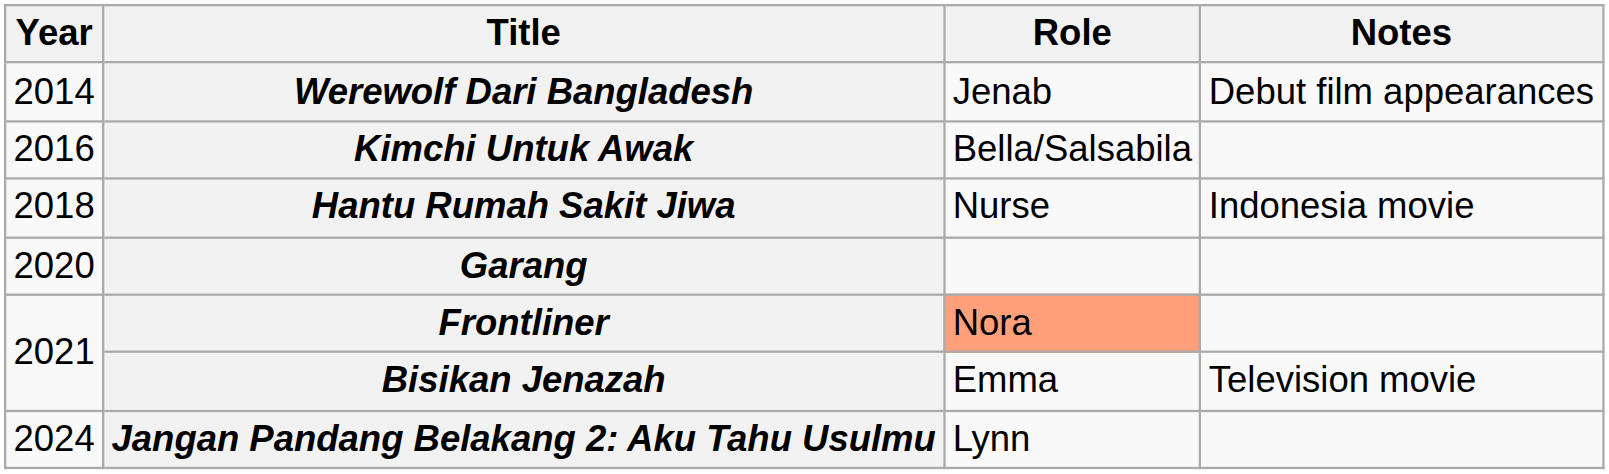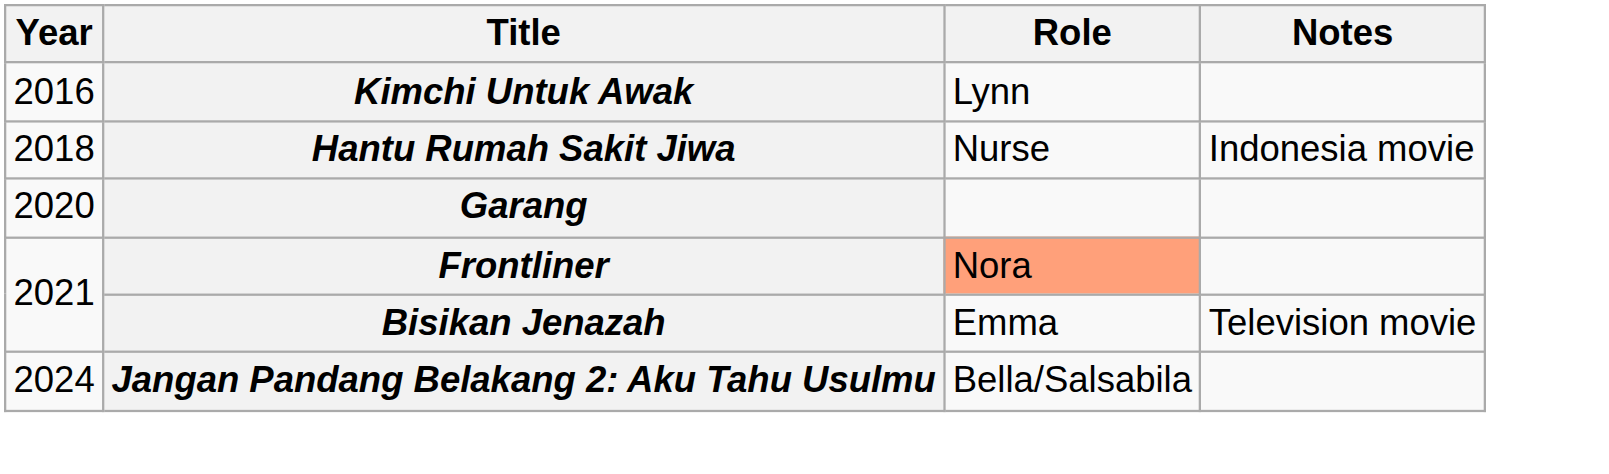- row: (524, 91)
(1072, 149) Bella/Salsabila -> (992, 91) Lynn
(992, 438) Lynn -> (1072, 380) Bella/Salsabila
